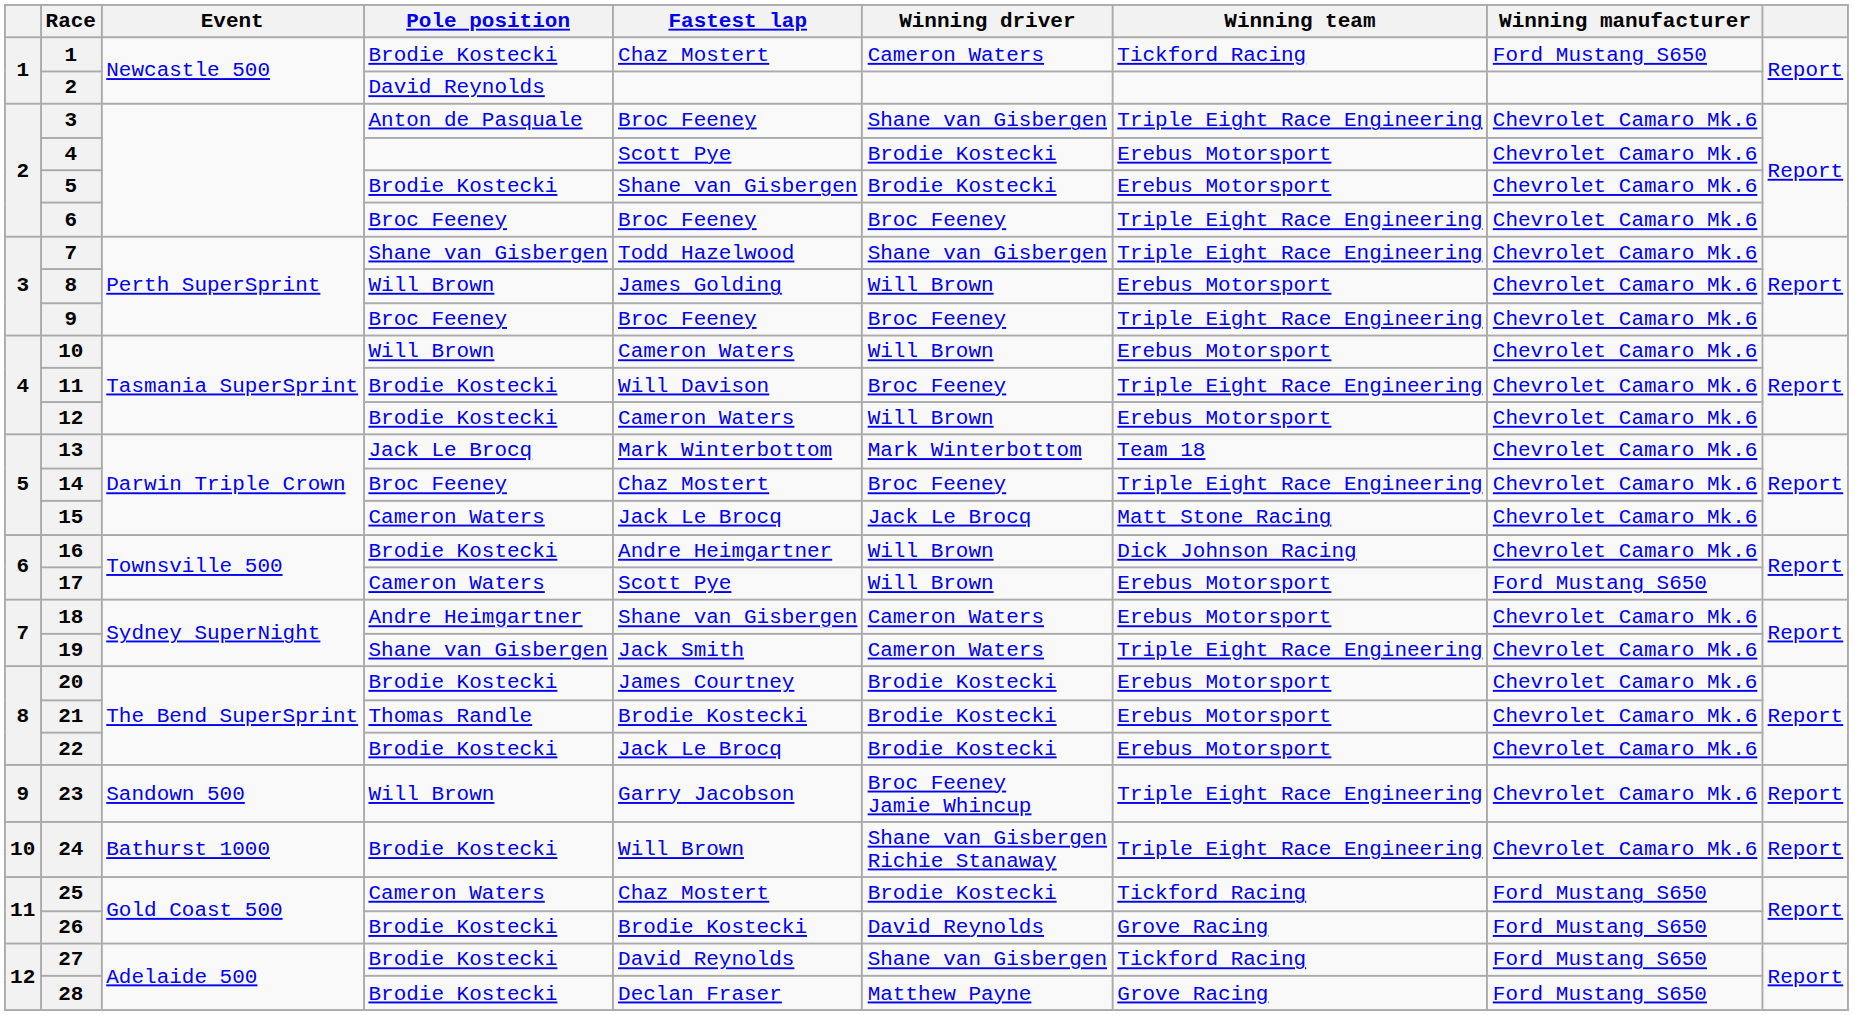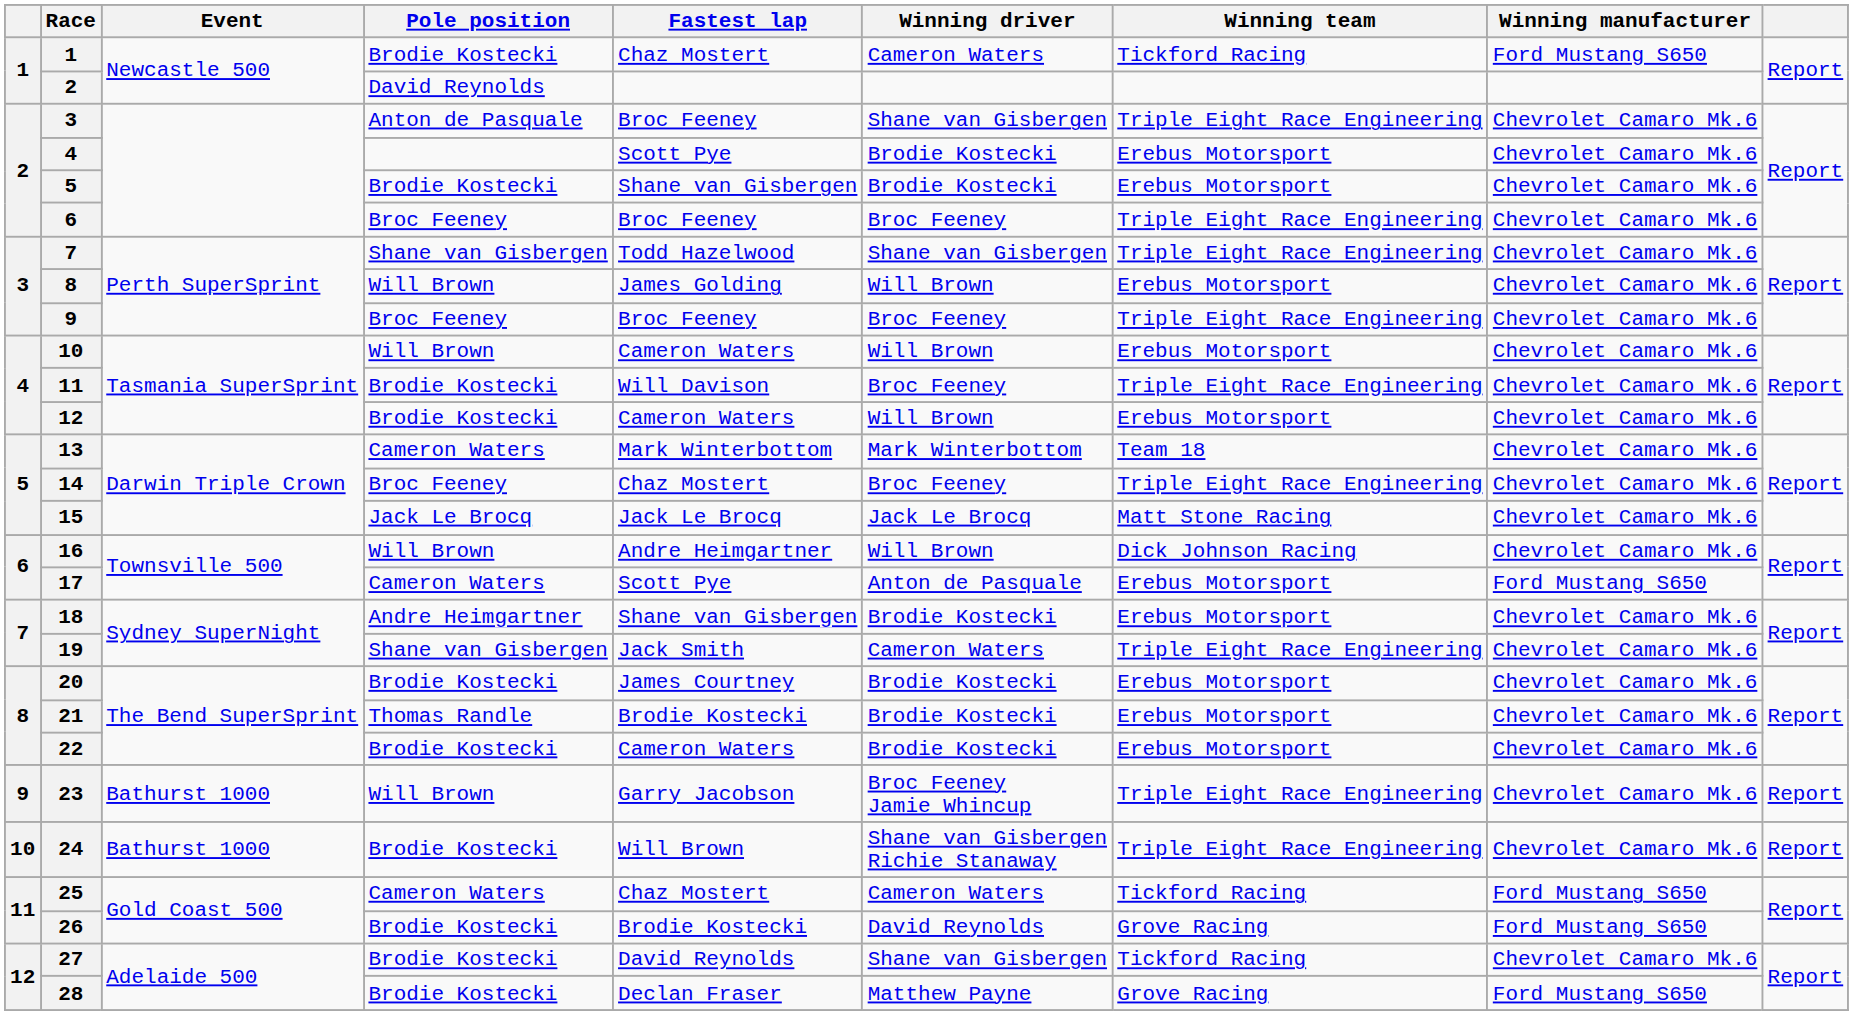(450, 451) Jack Le Brocq -> (457, 451) Cameron Waters
(457, 518) Cameron Waters -> (450, 518) Jack Le Brocq
(463, 551) Brodie Kostecki -> (431, 551) Will Brown
(931, 584) Will Brown -> (975, 584) Anton de Pasquale
(956, 617) Cameron Waters -> (962, 617) Brodie Kostecki
(700, 749) Jack Le Brocq -> (706, 749) Cameron Waters
(176, 794) Sandown 500 -> (188, 794) Bathurst 1000
(962, 894) Brodie Kostecki -> (956, 894) Cameron Waters
(1600, 960) Ford Mustang S650 -> (1625, 960) Chevrolet Camaro Mk.6
